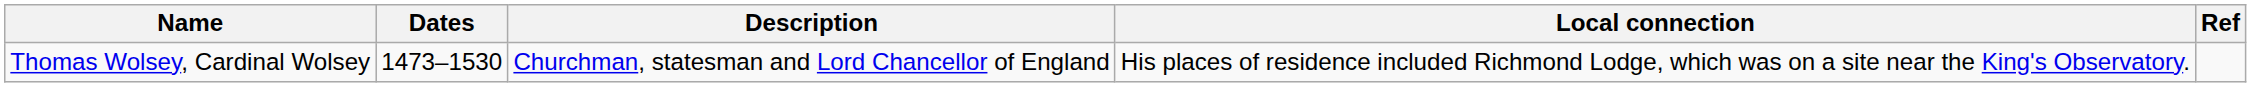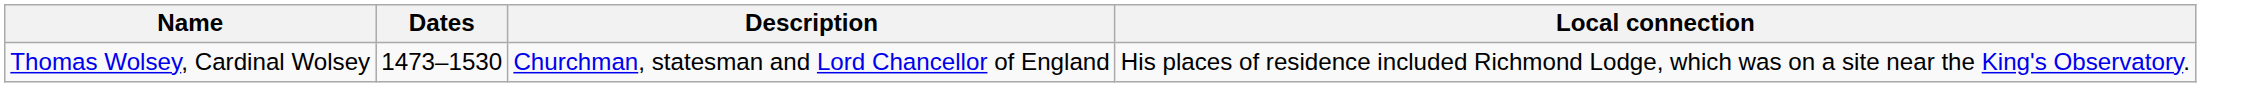- column: (2221, 23)
